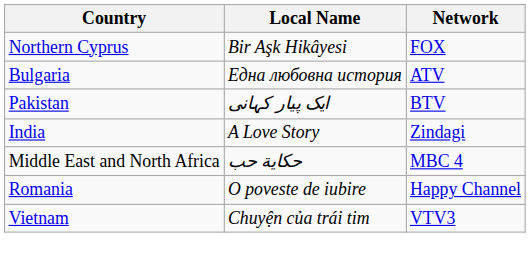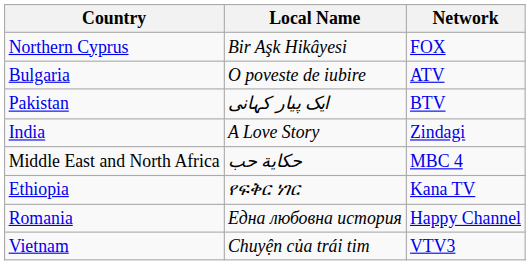(315, 74) Една любовна история -> (297, 74) O poveste de iubire
+ row: (39, 189)
(297, 189) O poveste de iubire -> (315, 217) Една любовна история
